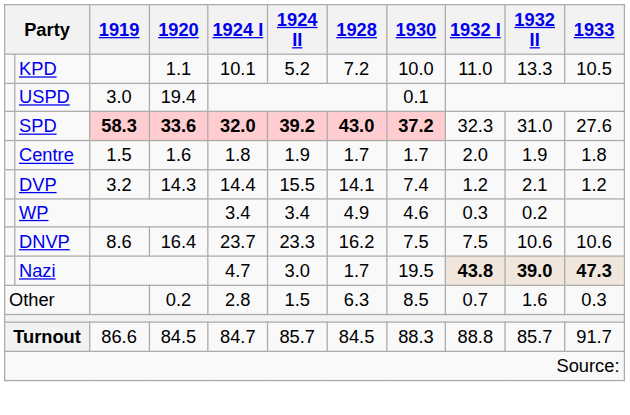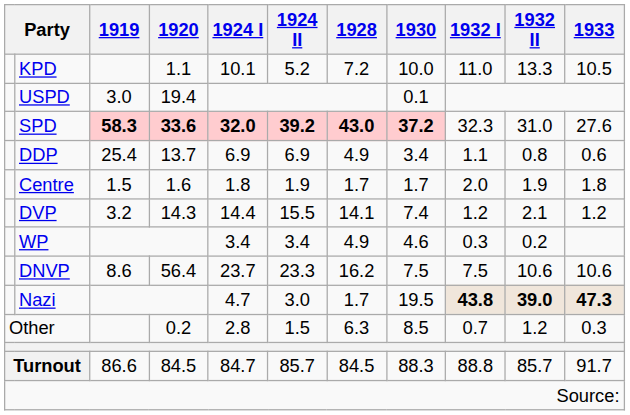+ row: (38, 155)
(178, 242) 16.4 -> (178, 271) 56.4
(535, 300) 1.6 -> (535, 329) 1.2
